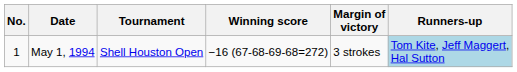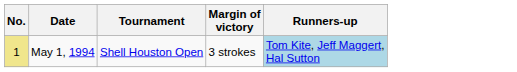- column: (268, 20)
(16, 51) no background -> (16, 51) khaki background
